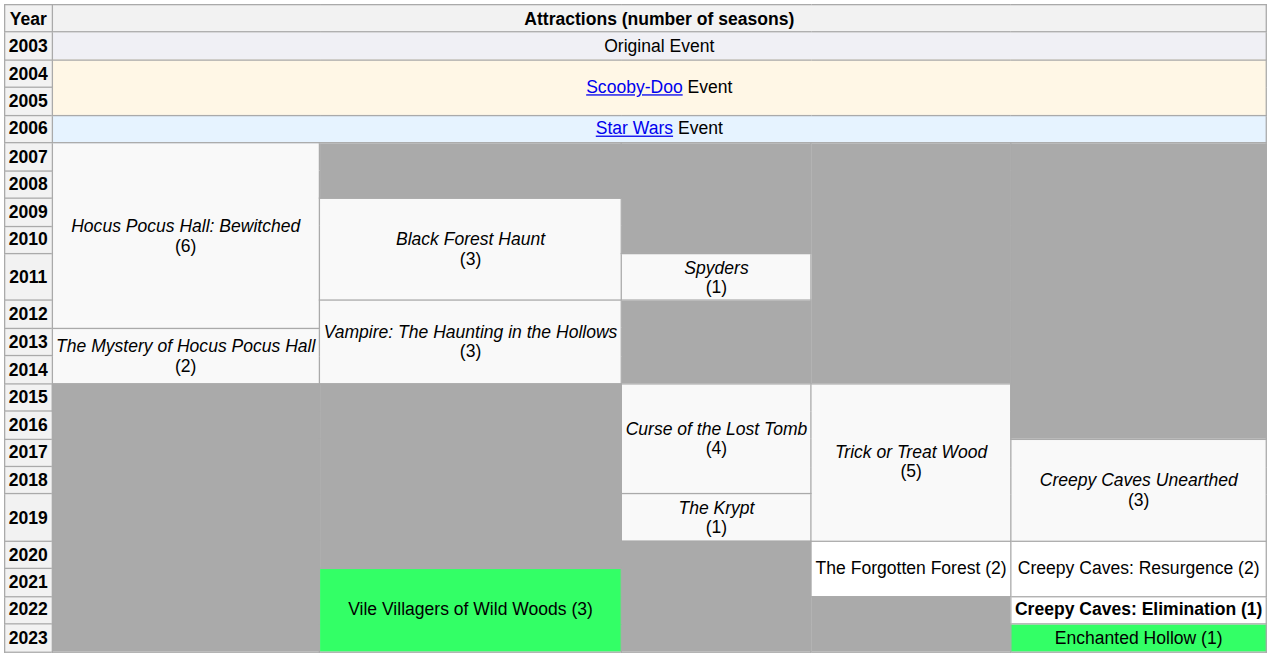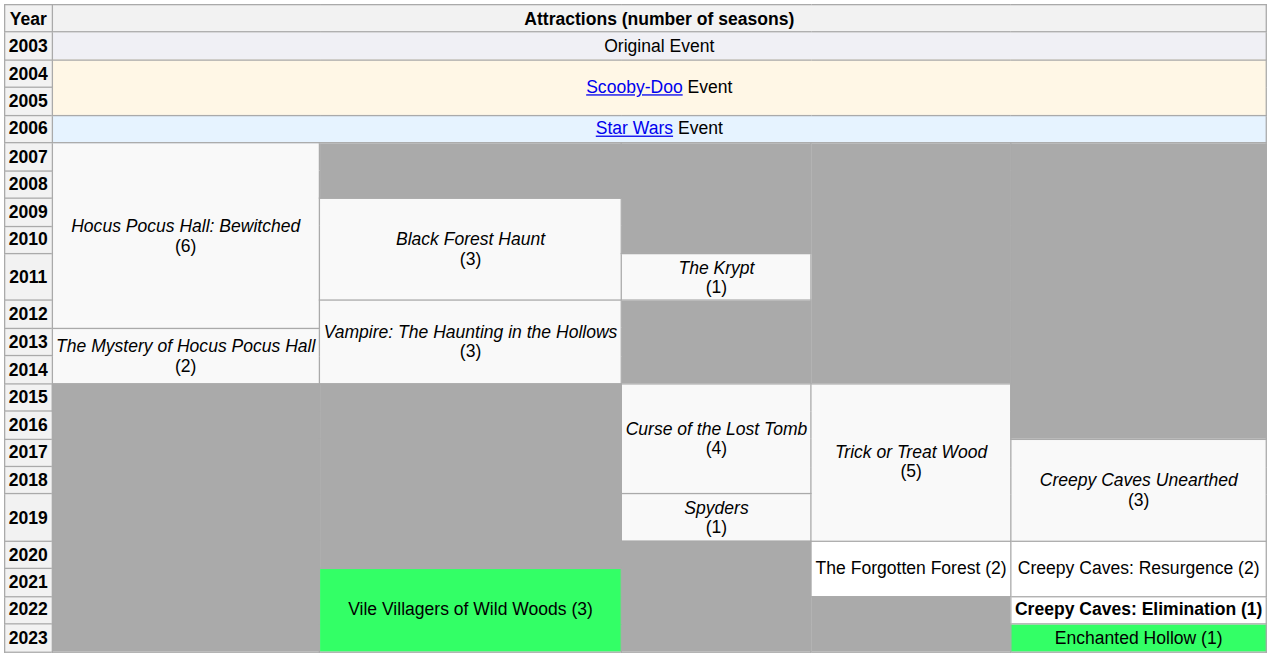(716, 277) Spyders (1) -> (716, 277) The Krypt (1)
(716, 517) The Krypt (1) -> (716, 517) Spyders (1)
